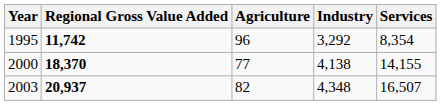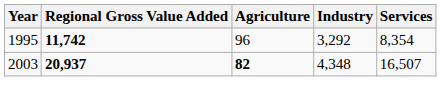- row: (23, 64)
(243, 87) normal -> (243, 64) bold
